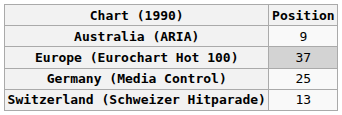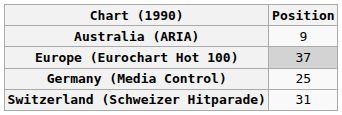(303, 100) 13 -> (303, 100) 31
